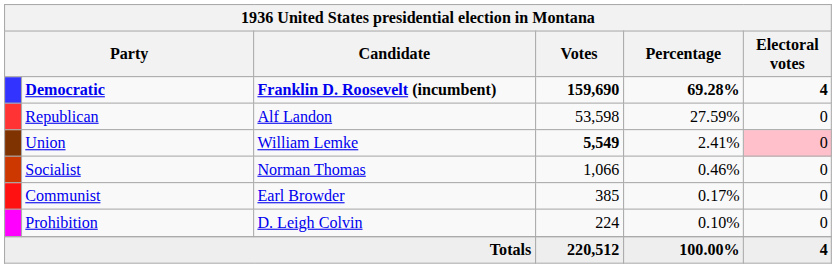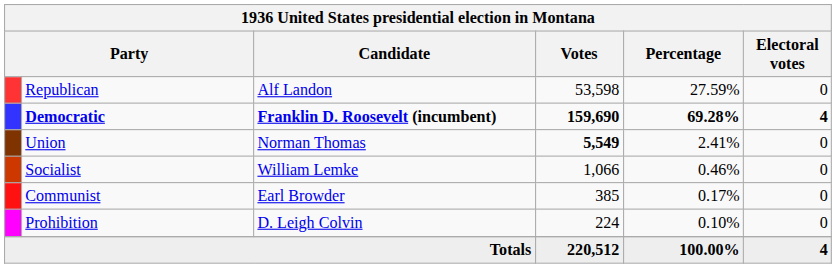rows swapped: (65, 90) <-> (62, 116)
(308, 143) William Lemke -> (312, 143) Norman Thomas
(824, 143) pink background -> (824, 143) no background
(312, 169) Norman Thomas -> (308, 169) William Lemke
